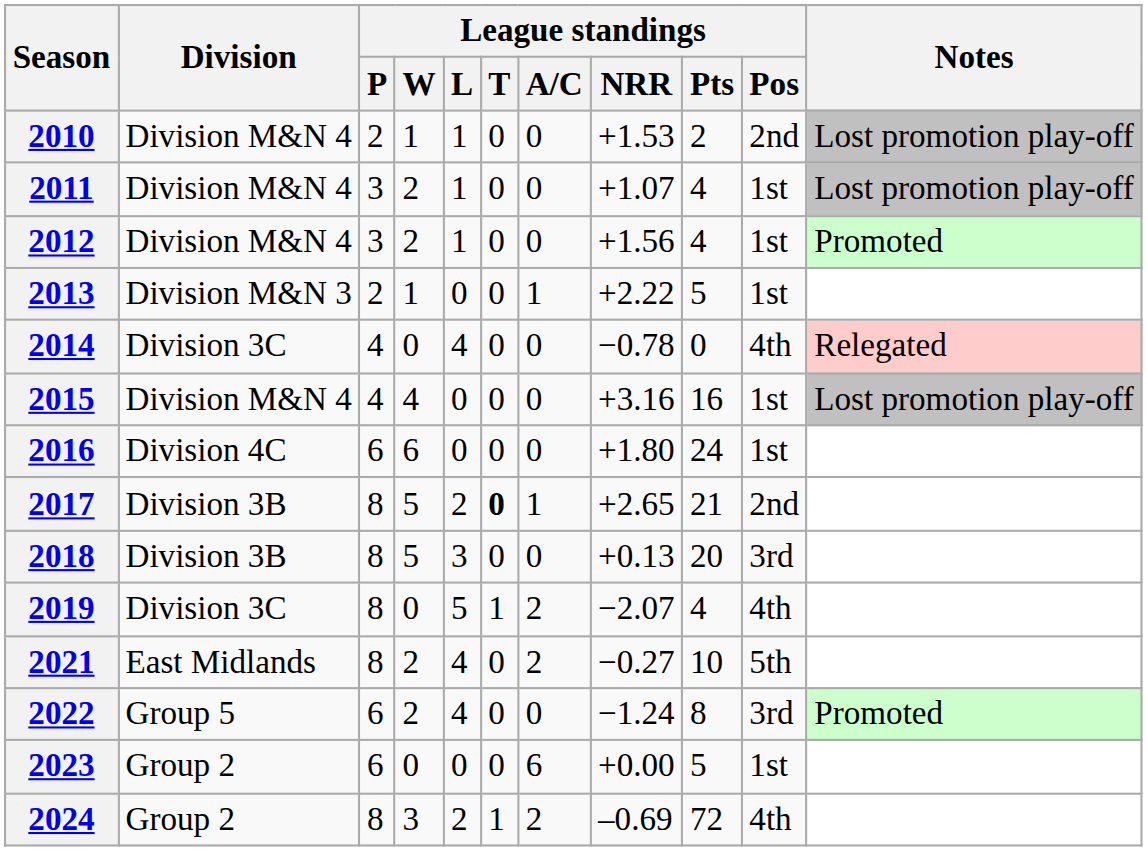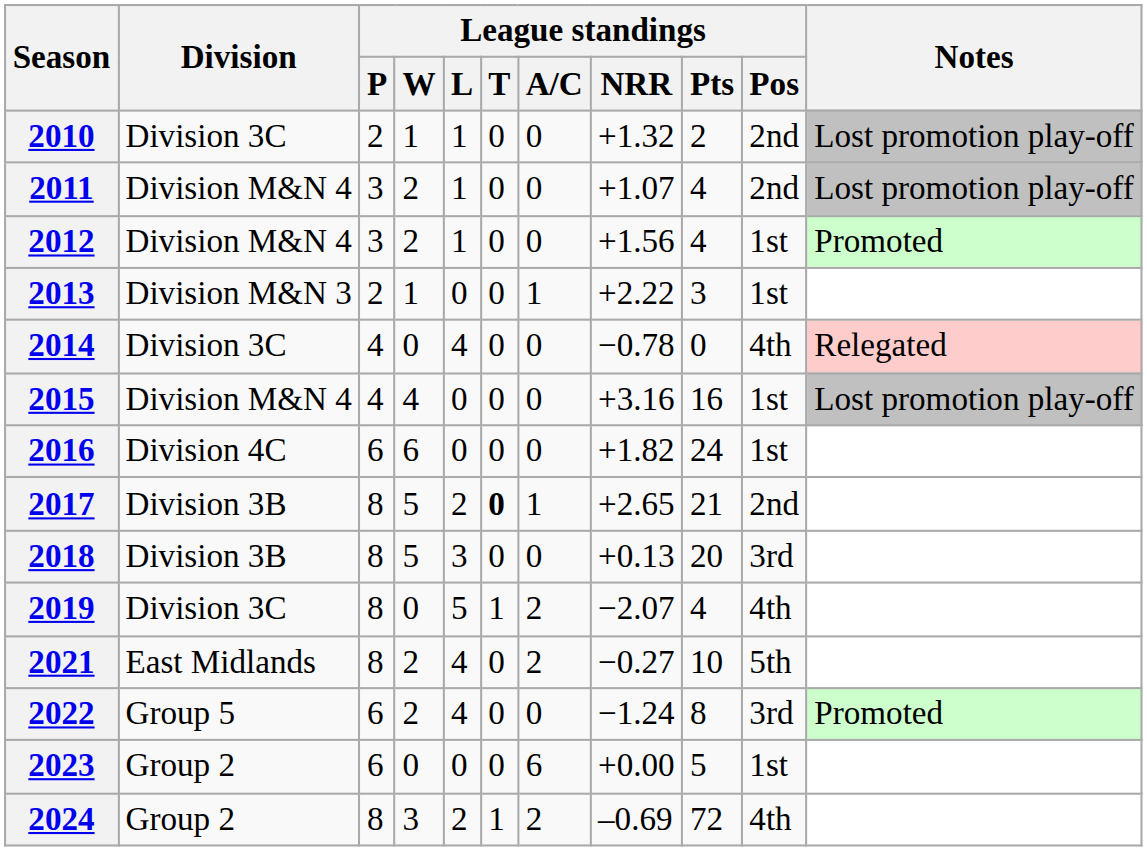(239, 135) Division M&N 4 -> (206, 135) Division 3C
(636, 135) +1.53 -> (636, 135) +1.32
(769, 188) 1st -> (774, 188) 2nd
(698, 293) 5 -> (698, 293) 3
(636, 450) +1.80 -> (636, 450) +1.82
